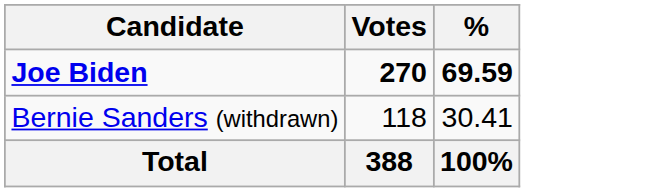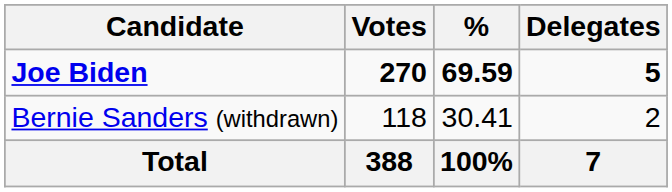+ column: (593, 27)
